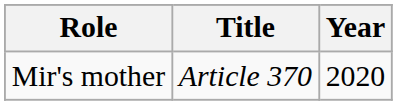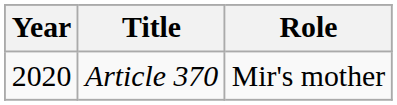columns swapped: (355, 28) <-> (88, 28)
